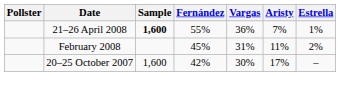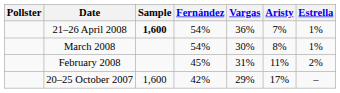(200, 29) 55% -> (200, 29) 54%
+ row: (90, 46)
(245, 63) 30% -> (245, 79) 29%
